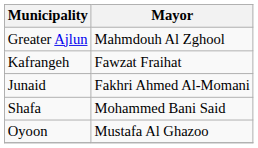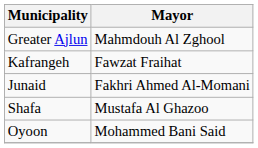(160, 108) Mohammed Bani Said -> (152, 108) Mustafa Al Ghazoo
(152, 131) Mustafa Al Ghazoo -> (160, 131) Mohammed Bani Said
